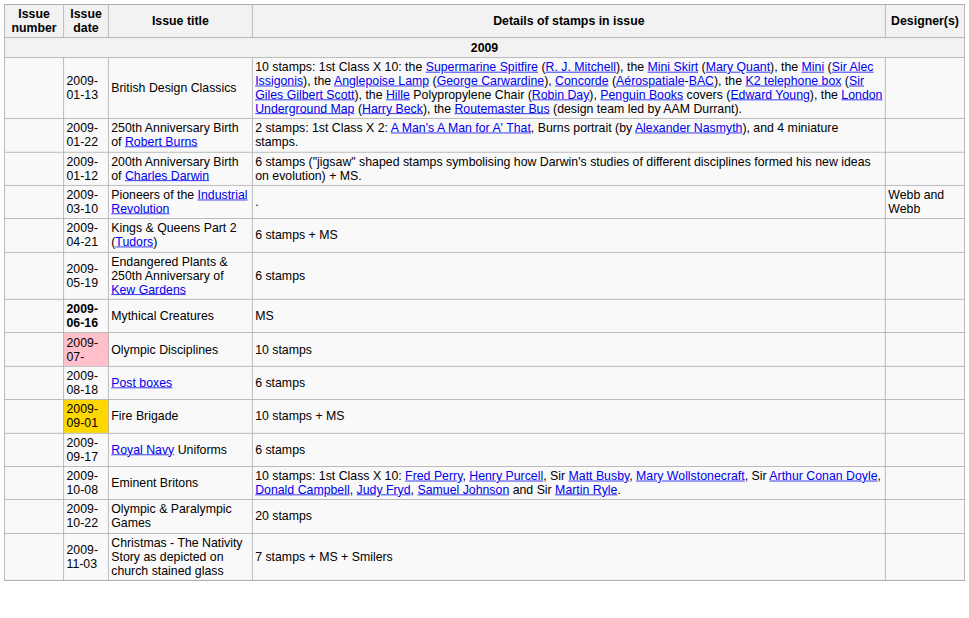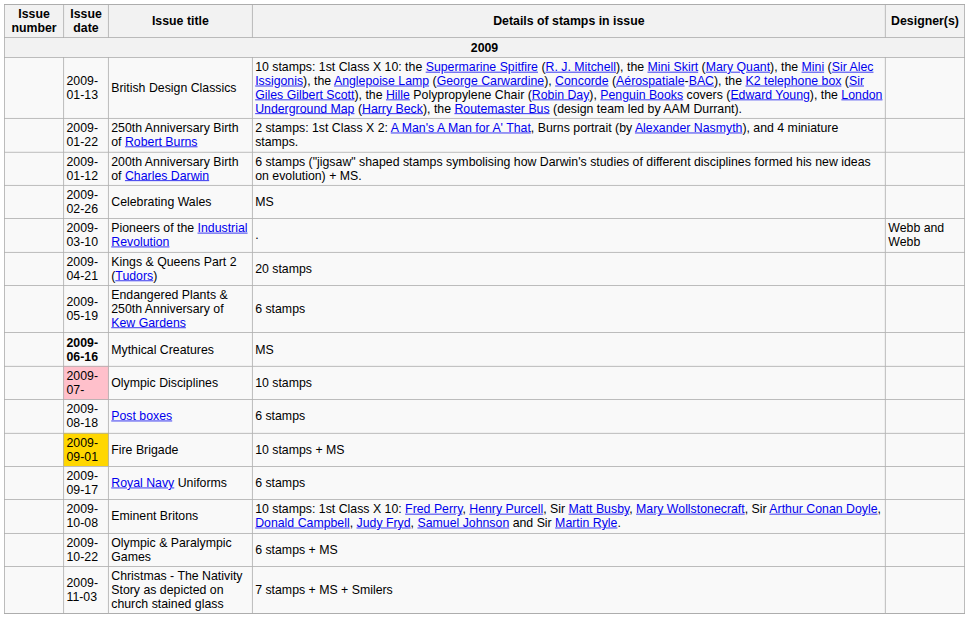+ row: (161, 202)
(296, 235) 6 stamps + MS -> (284, 268) 20 stamps
(284, 516) 20 stamps -> (296, 549) 6 stamps + MS
